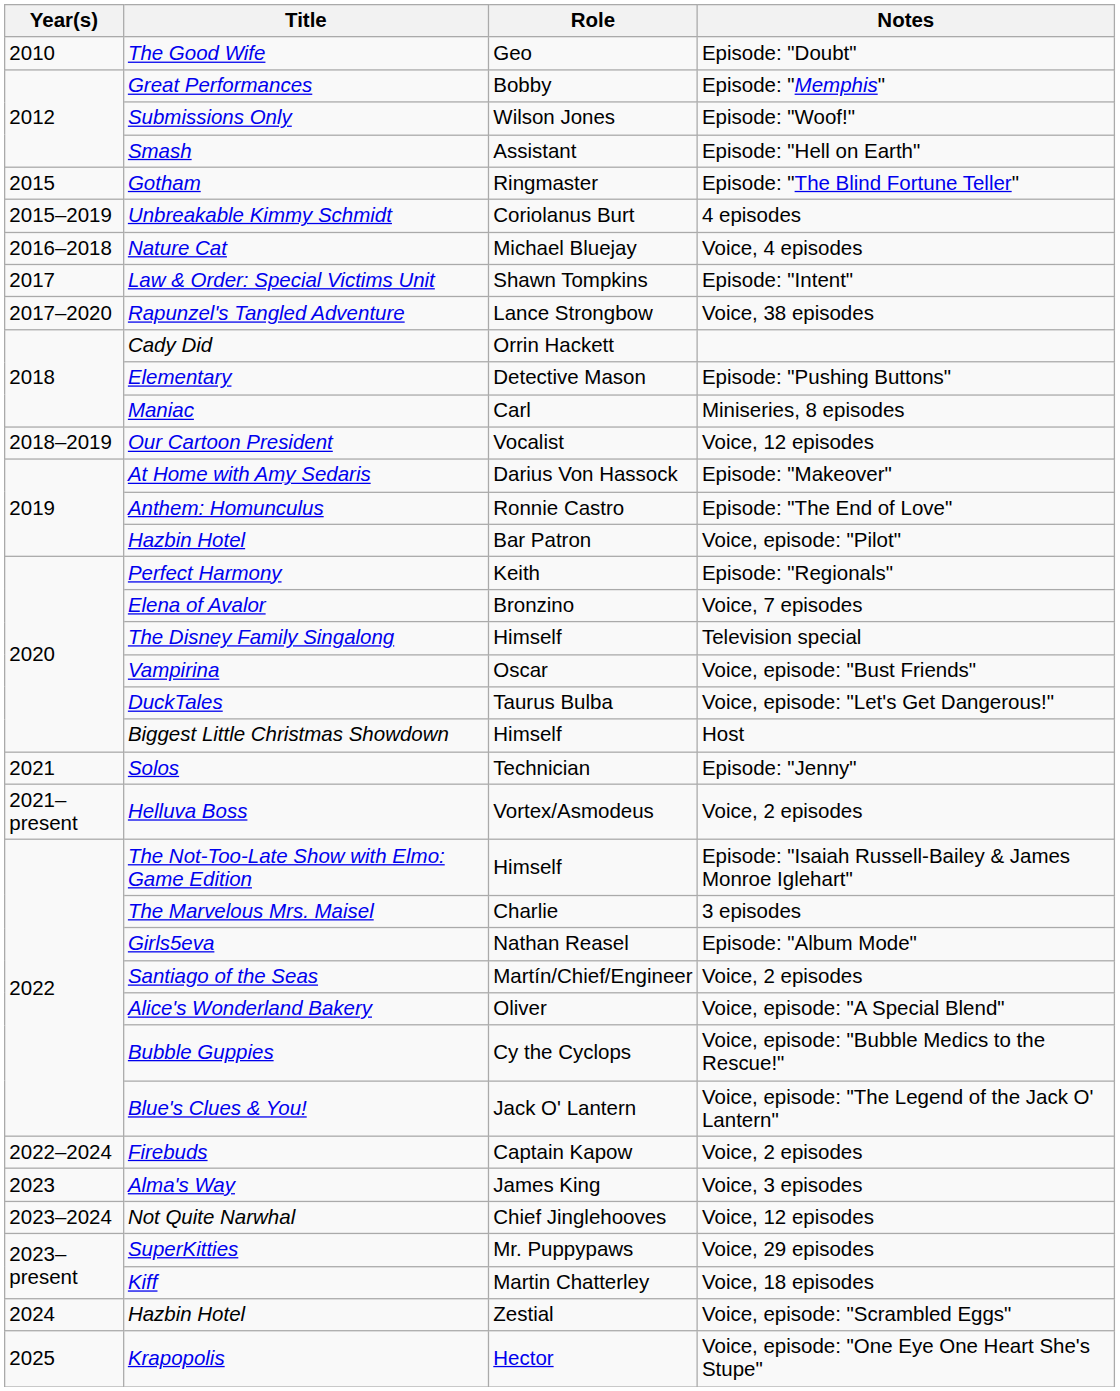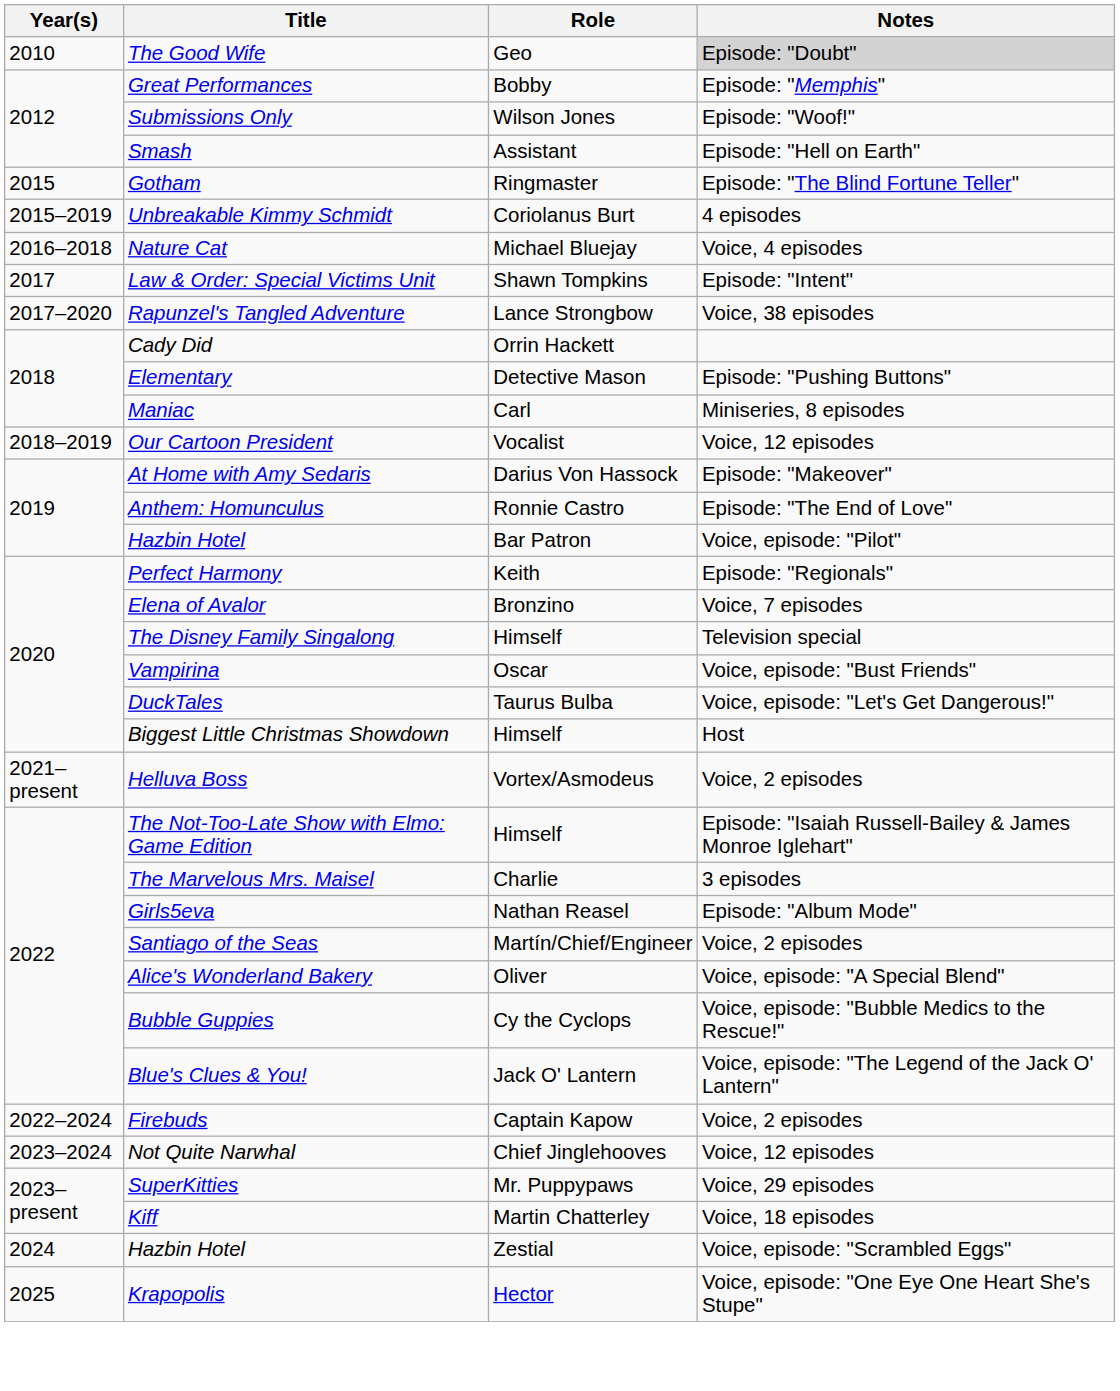(779, 53) no background -> (779, 53) lightgrey background
- row: (153, 767)
- row: (181, 1184)
